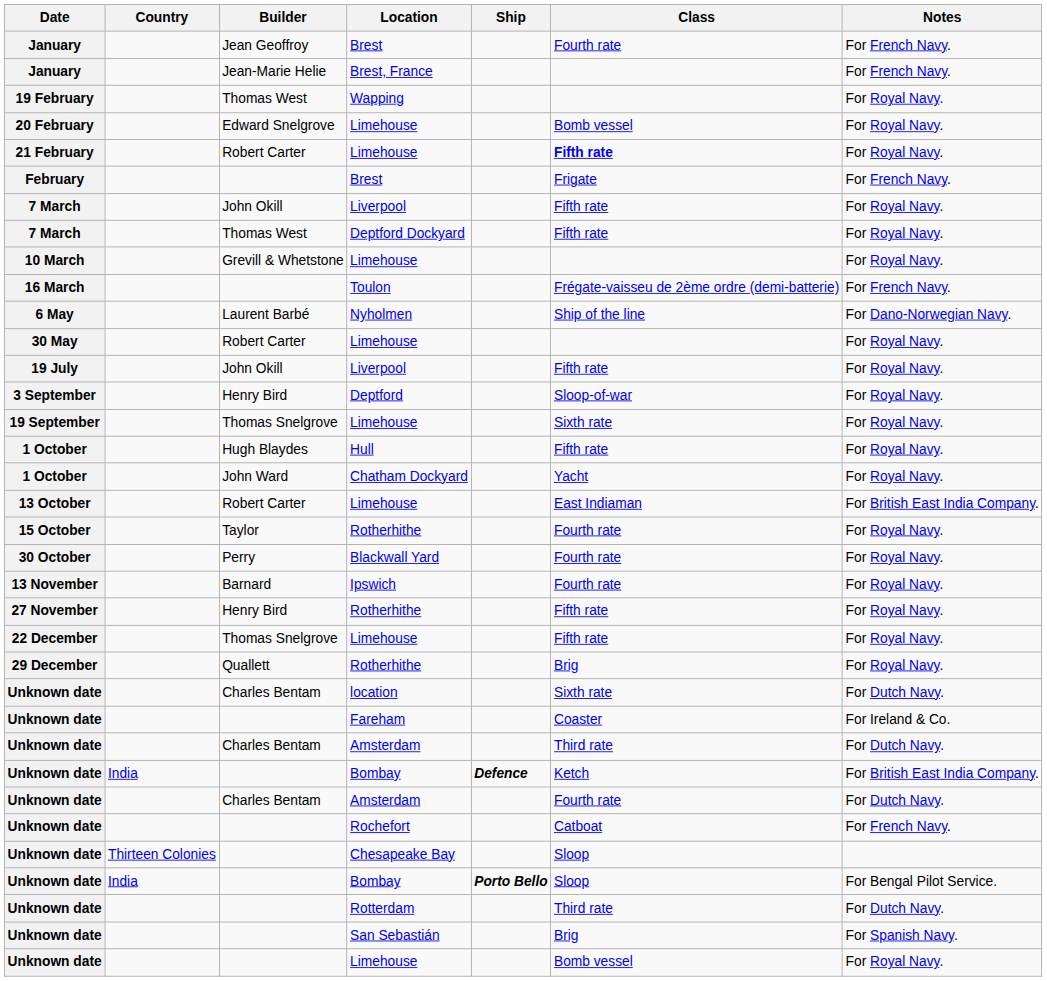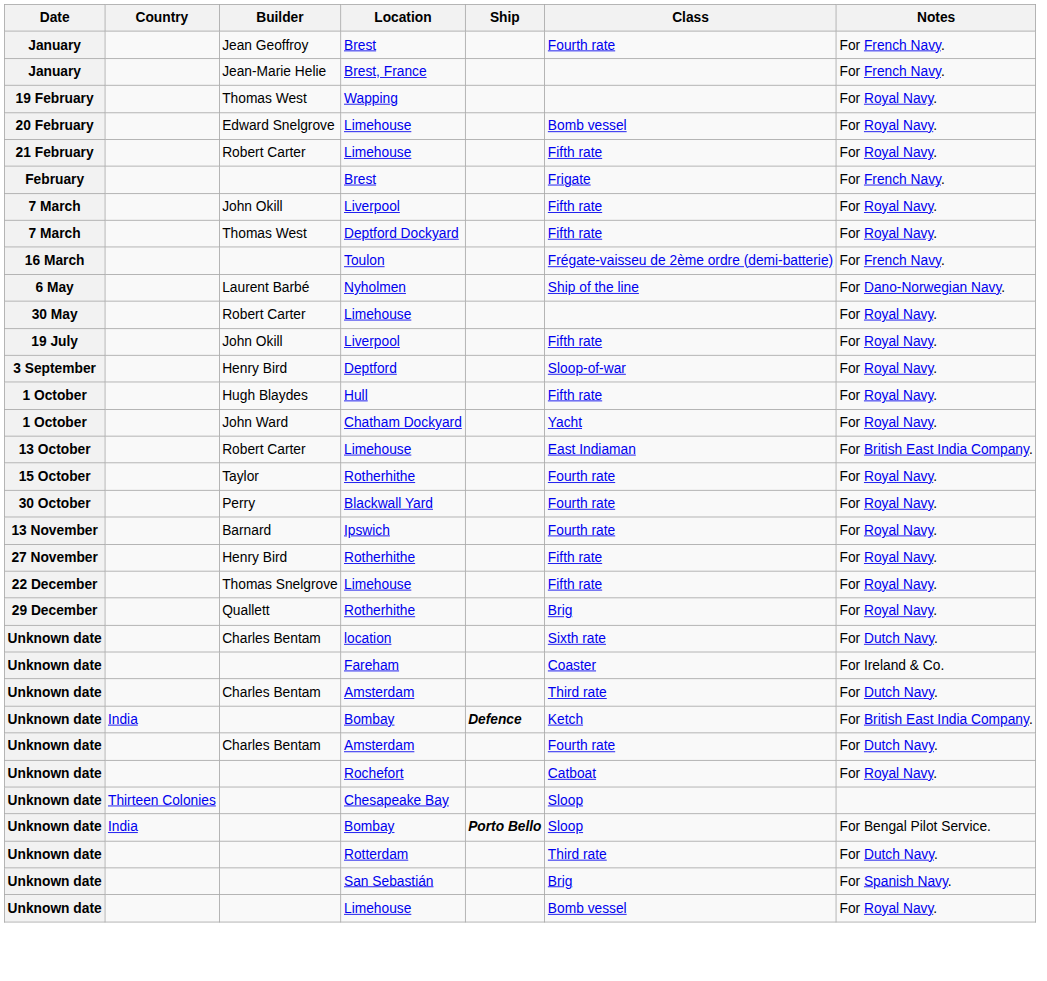(583, 152) bold -> (575, 152) normal
- row: (55, 260)
- row: (55, 422)
(898, 827) For French Navy. -> (888, 773) For Royal Navy.
